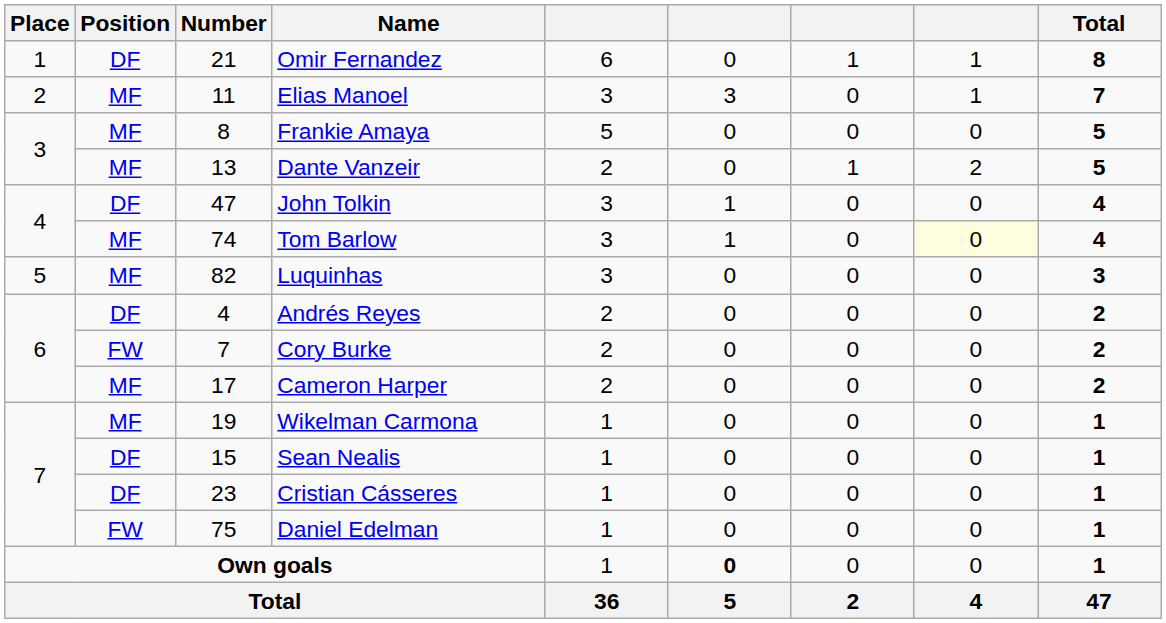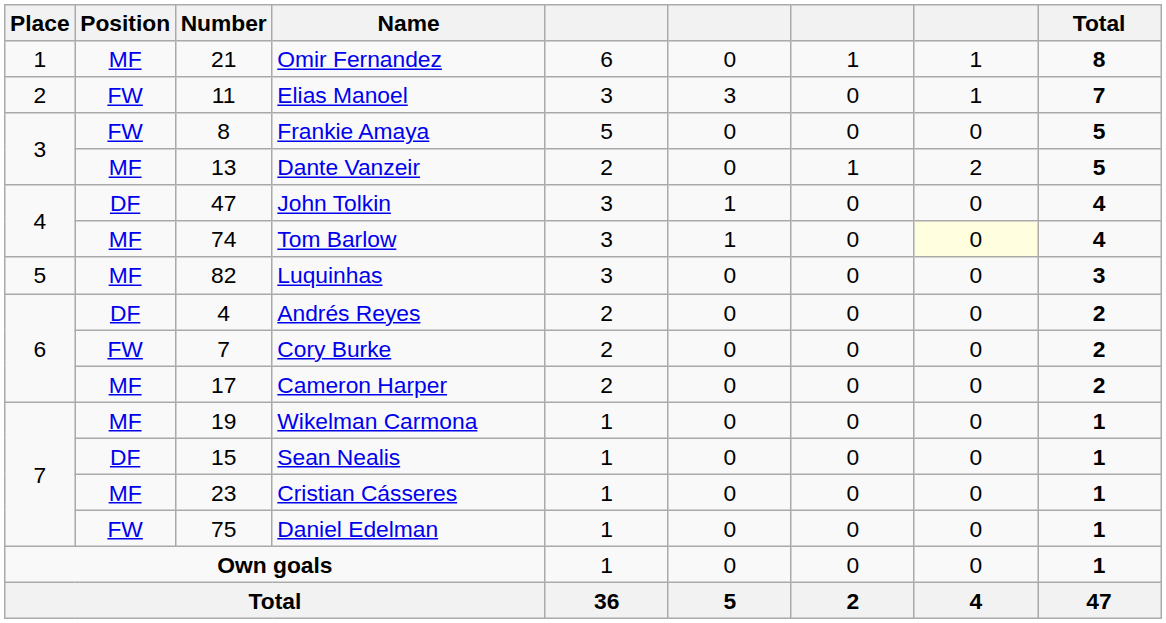(125, 59) DF -> (125, 59) MF
(125, 95) MF -> (125, 95) FW
(125, 131) MF -> (125, 131) FW
(125, 492) DF -> (125, 492) MF
(730, 564) bold -> (730, 564) normal
